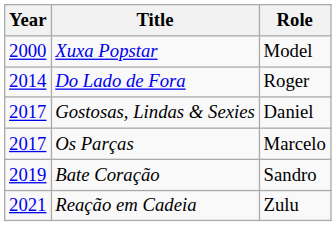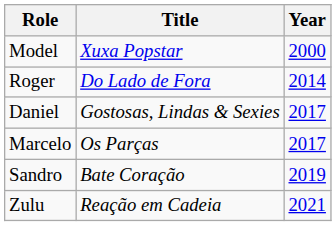columns swapped: (28, 20) <-> (295, 20)
